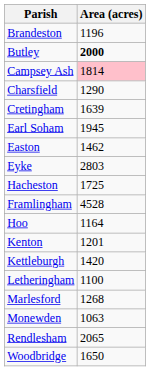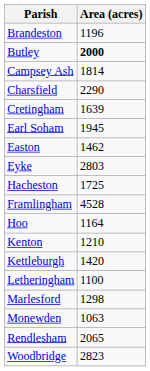(92, 71) pink background -> (92, 71) no background
(92, 90) 1290 -> (92, 90) 2290
(92, 242) 1201 -> (92, 242) 1210
(92, 299) 1268 -> (92, 299) 1298
(92, 356) 1650 -> (92, 356) 2823
